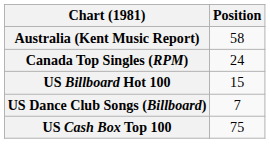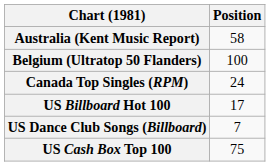+ row: (107, 60)
(237, 82) 15 -> (237, 104) 17
